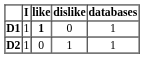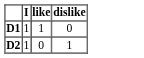- column: (113, 12)
(41, 28) bold -> (41, 28) normal
